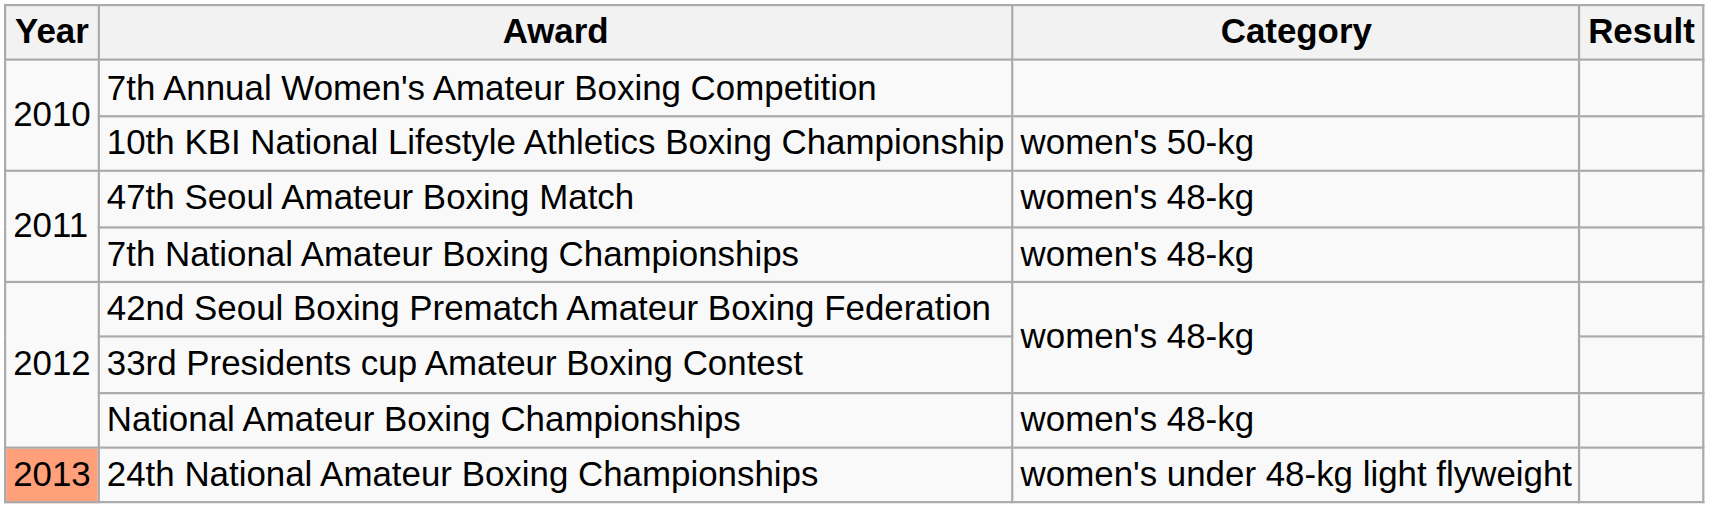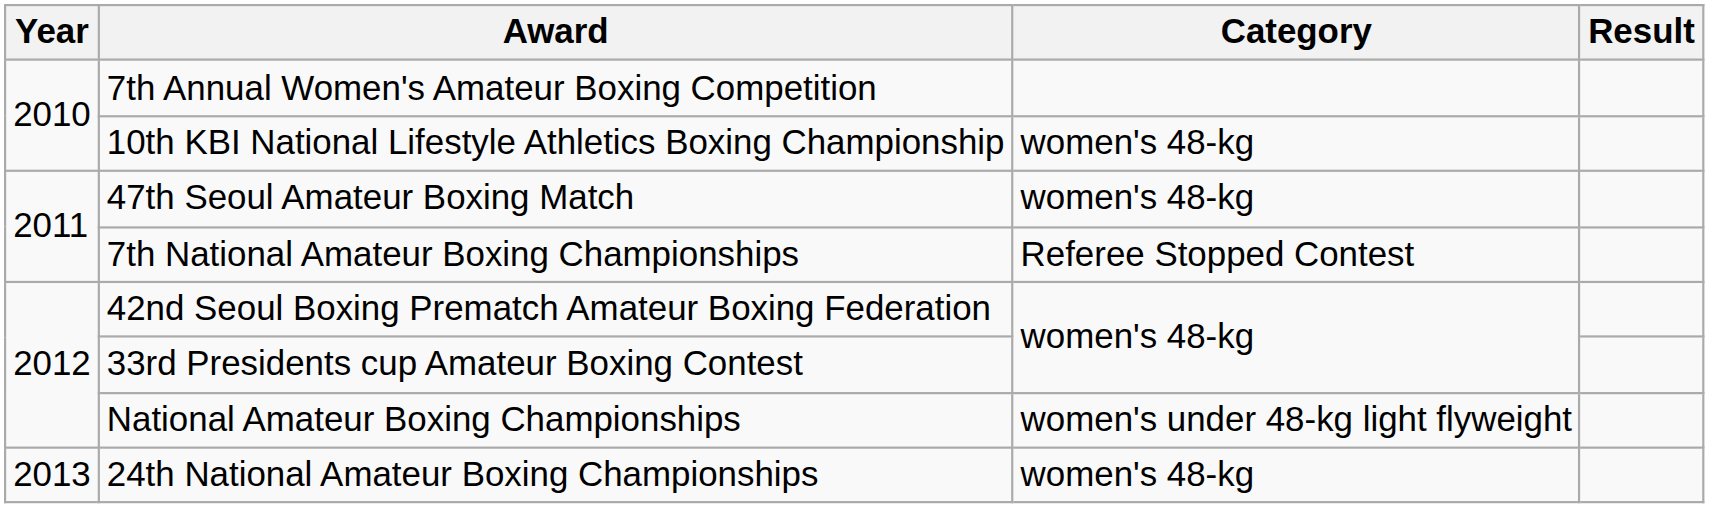(1137, 142) women's 50-kg -> (1137, 142) women's 48-kg
(1137, 253) women's 48-kg -> (1217, 253) Referee Stopped Contest
(1137, 419) women's 48-kg -> (1296, 419) women's under 48-kg light flyweight
(52, 474) lightsalmon background -> (52, 474) no background
(1296, 474) women's under 48-kg light flyweight -> (1137, 474) women's 48-kg
